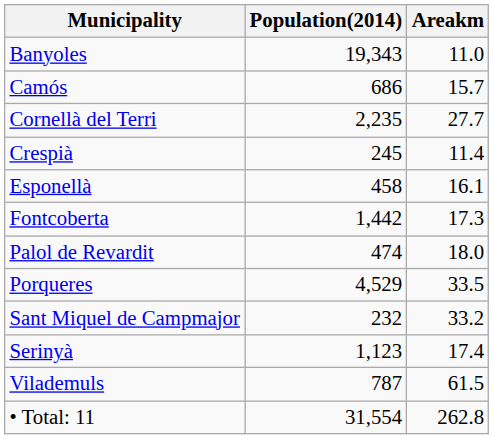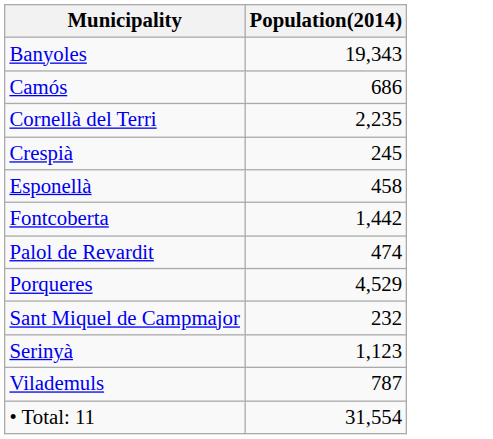- column: (448, 20)
